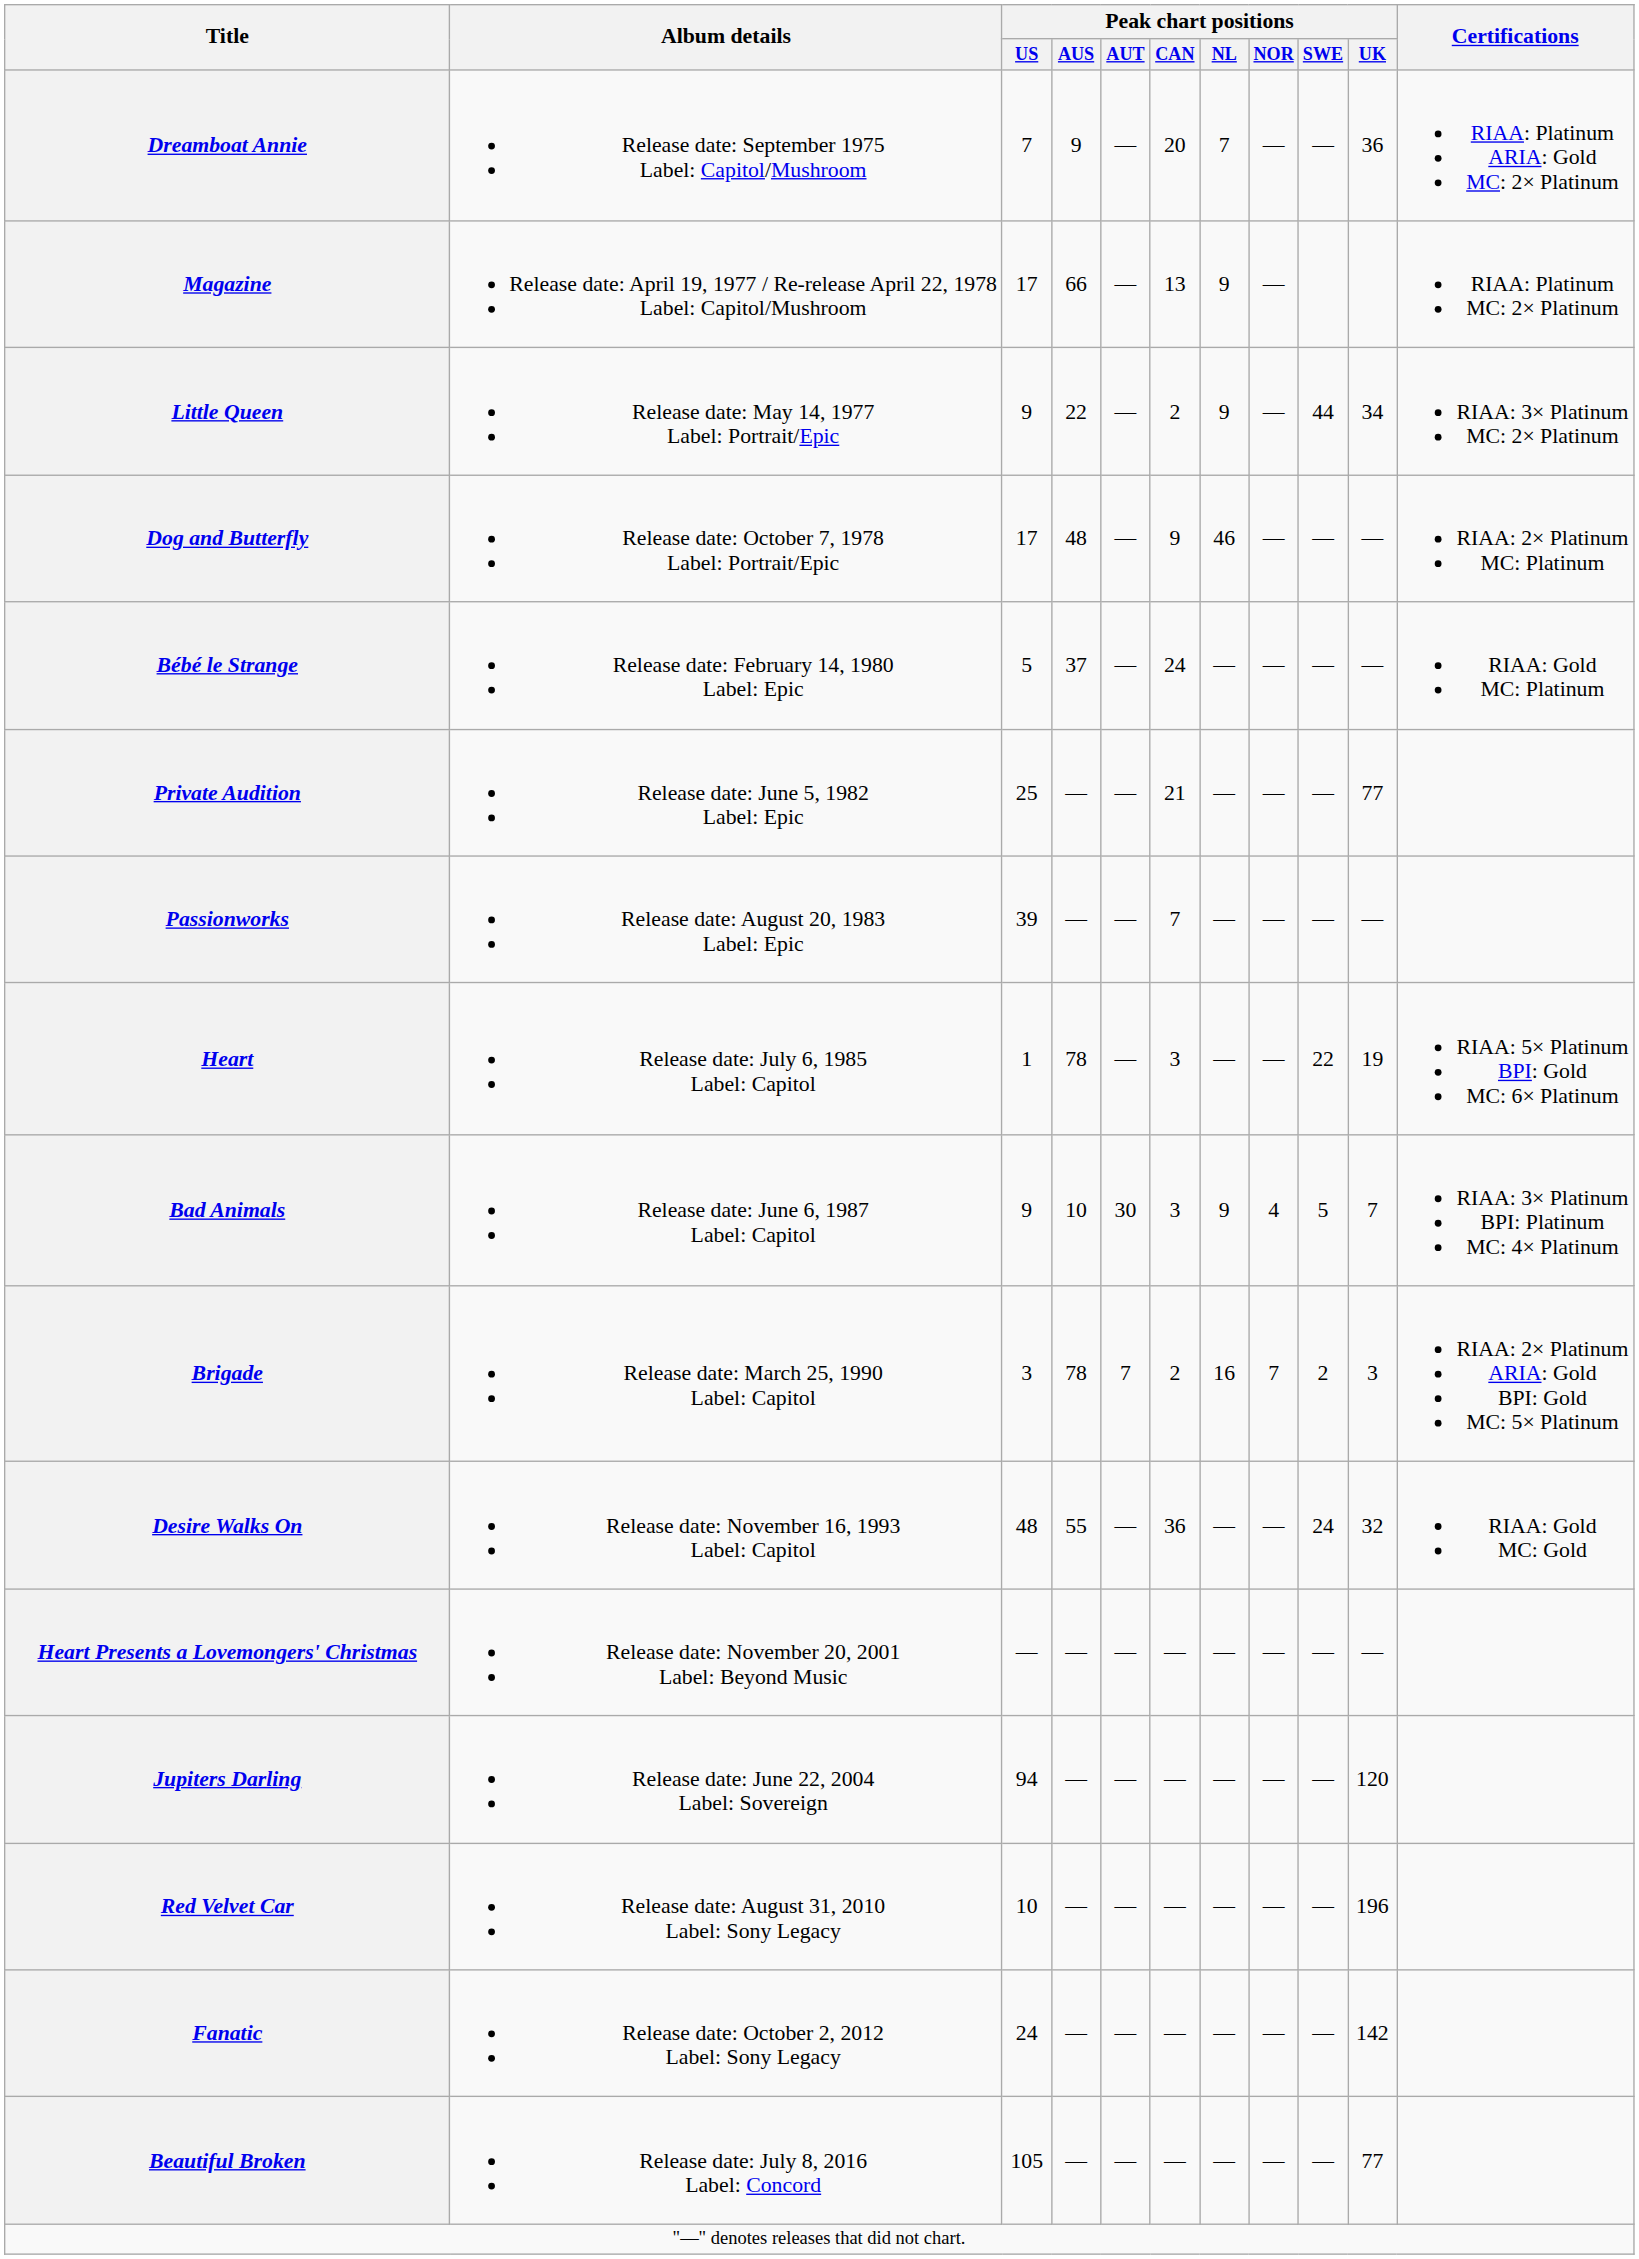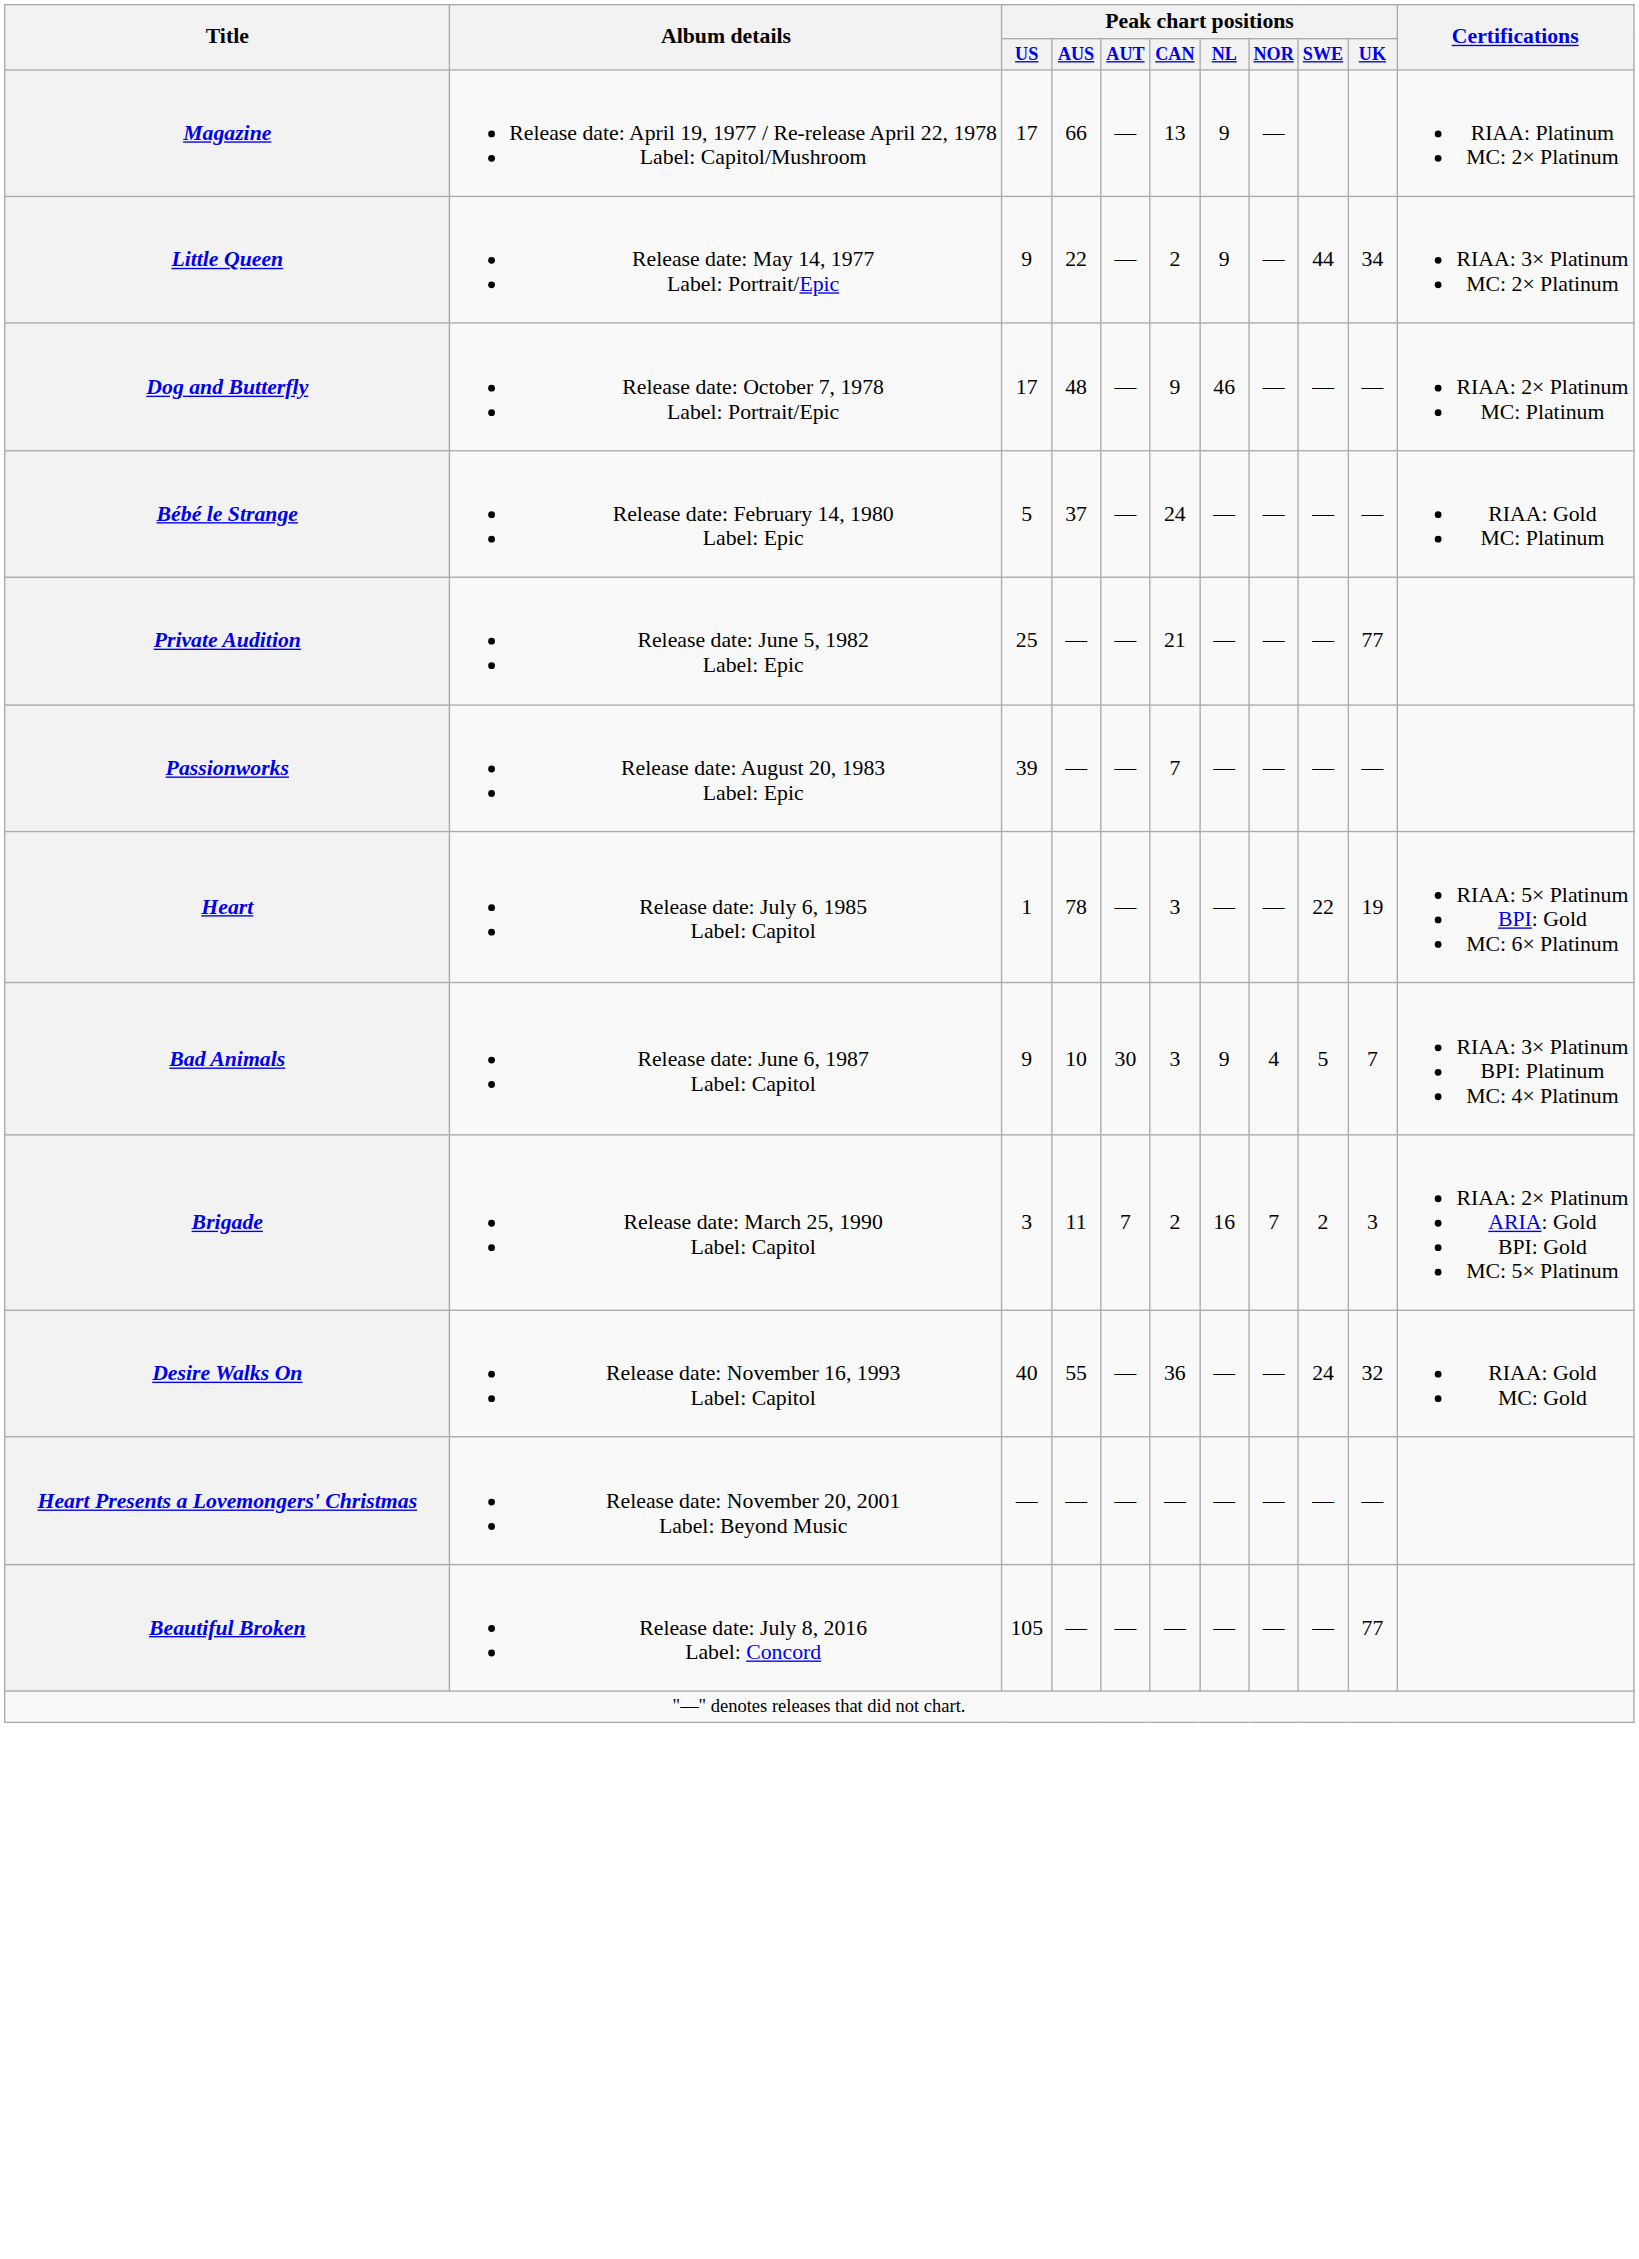- row: (227, 145)
(1076, 1373) 78 -> (1076, 1222) 11
(1027, 1525) 48 -> (1027, 1373) 40
- row: (227, 1779)
- row: (227, 1906)
- row: (227, 2033)
